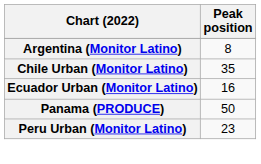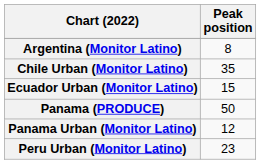(228, 88) 16 -> (228, 88) 15
+ row: (102, 128)
